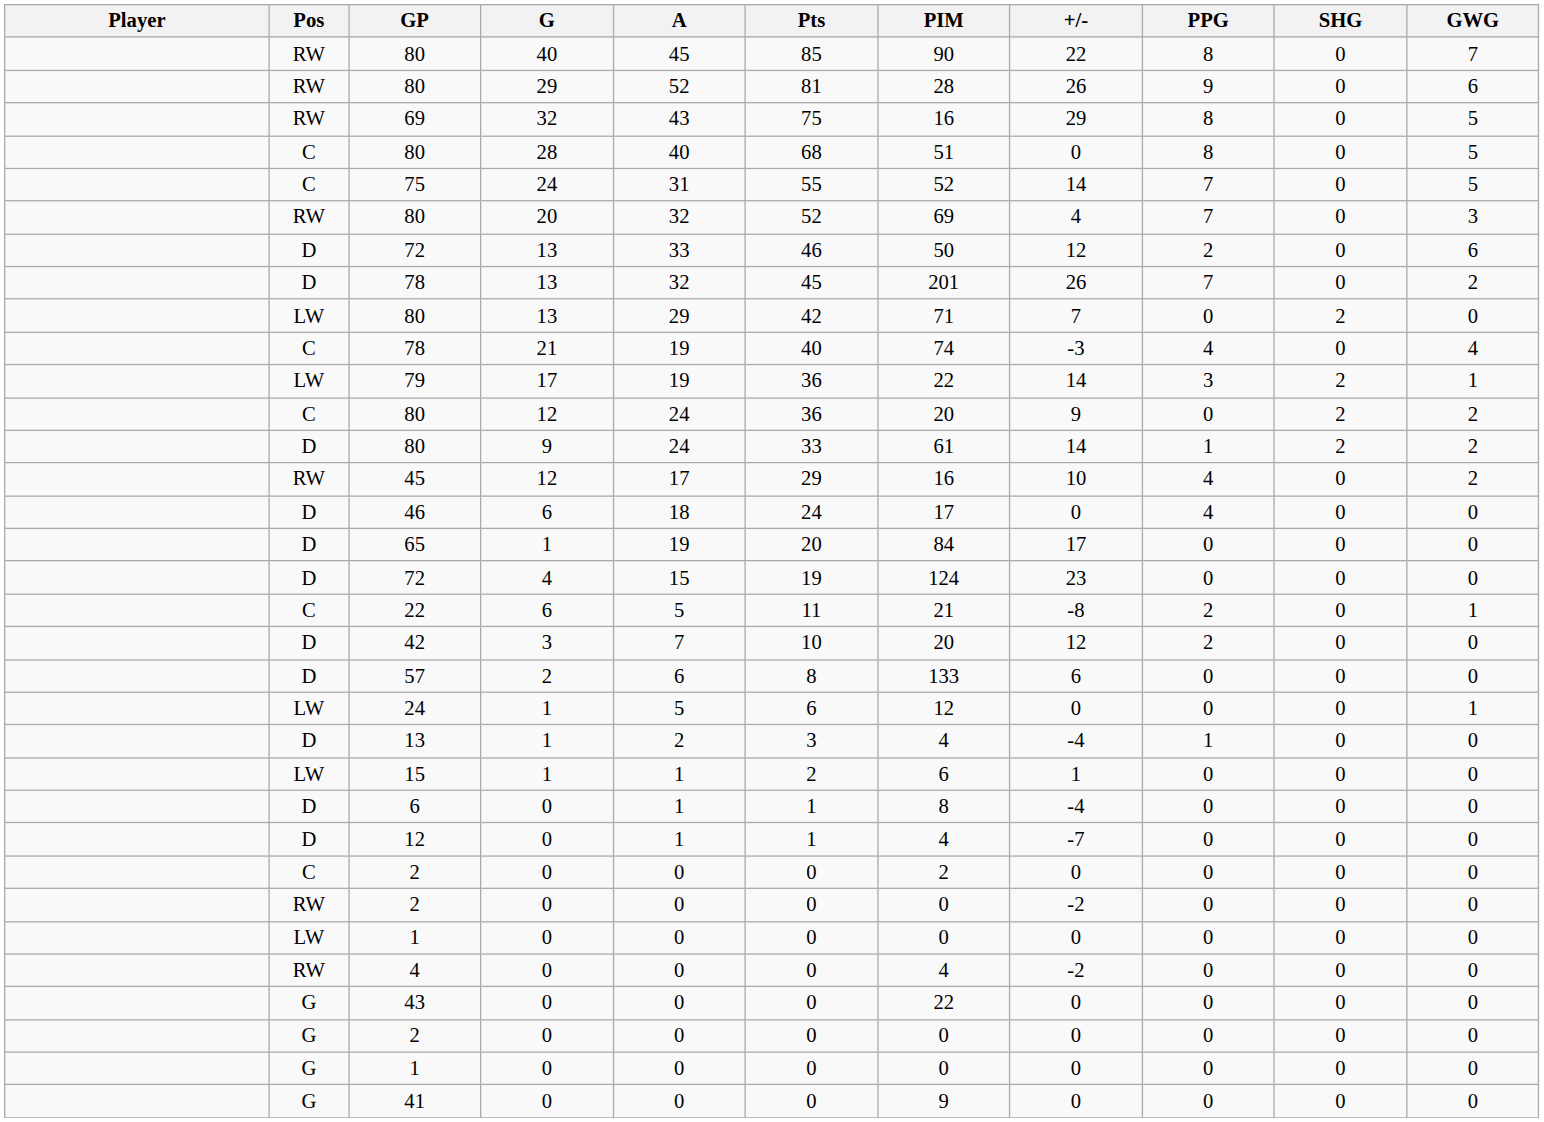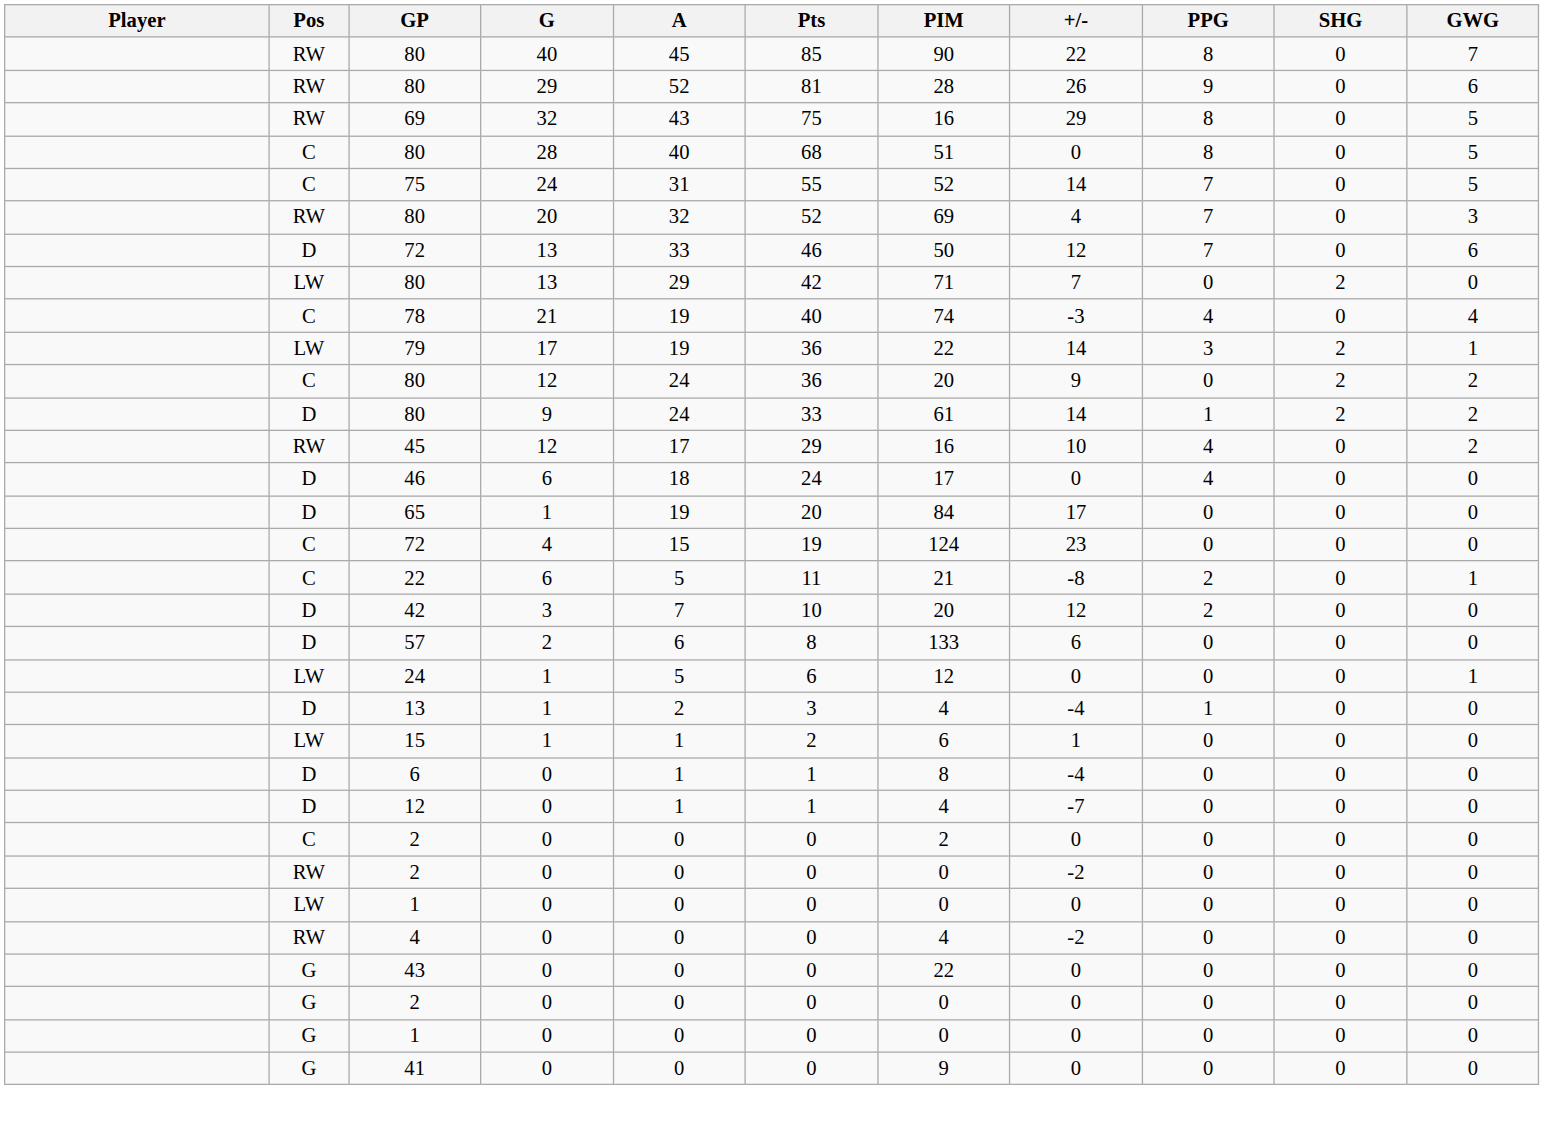(1208, 250) 2 -> (1208, 250) 7
- row: (415, 282)
(309, 577) D -> (309, 544) C
